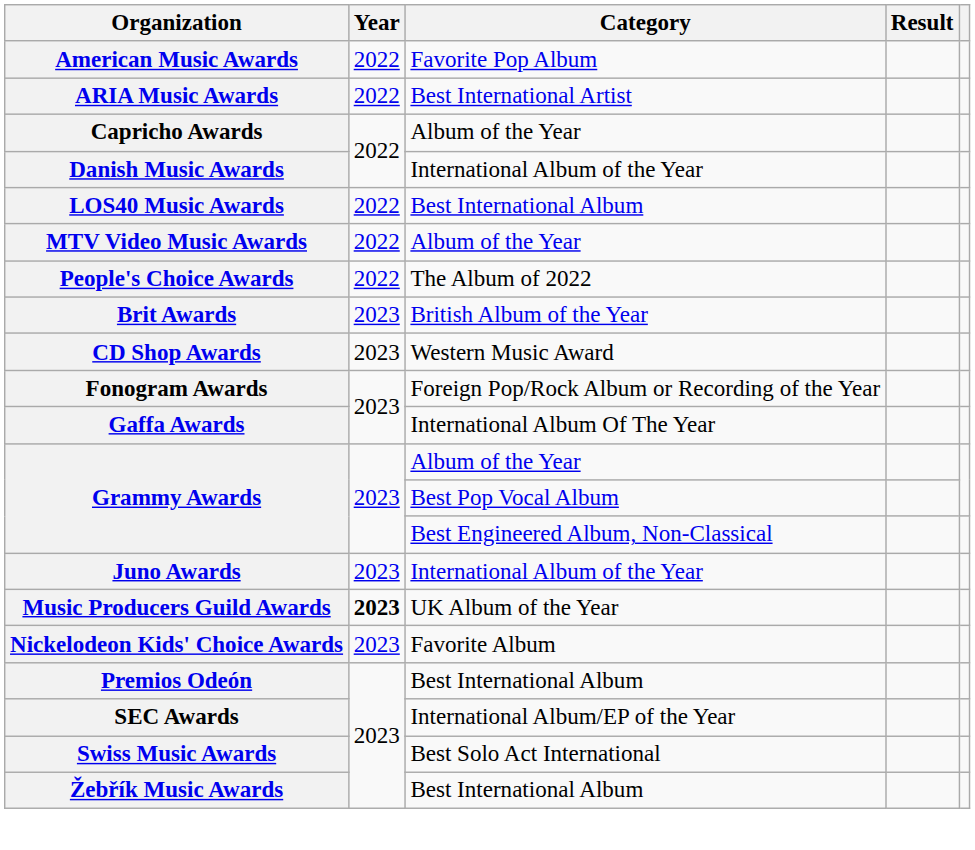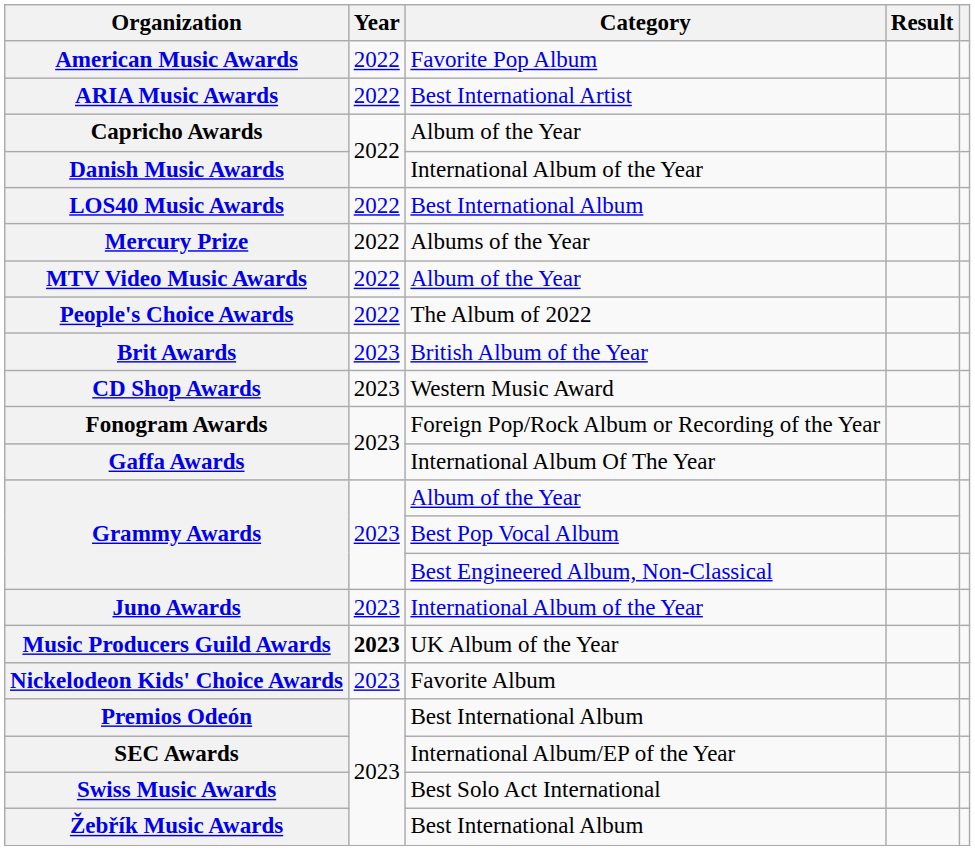+ row: (177, 242)
